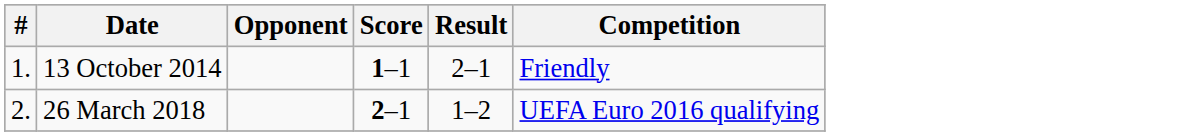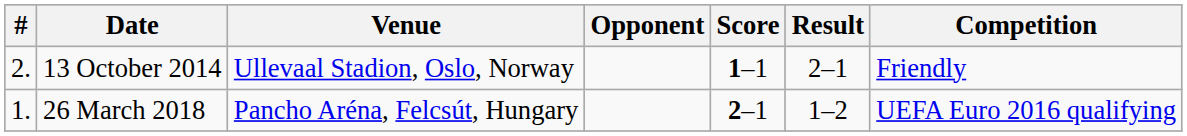+ column: (406, 25)
(21, 67) 1. -> (21, 67) 2.
(21, 109) 2. -> (21, 109) 1.
